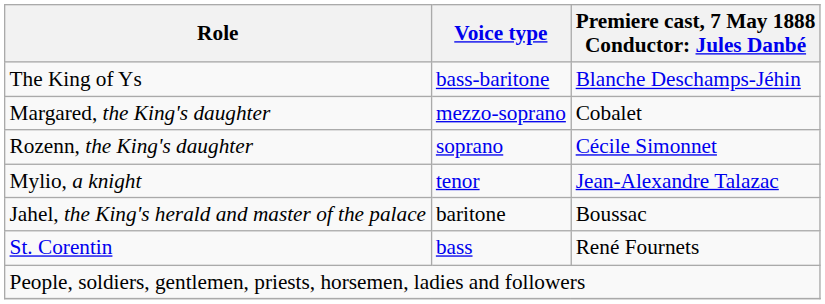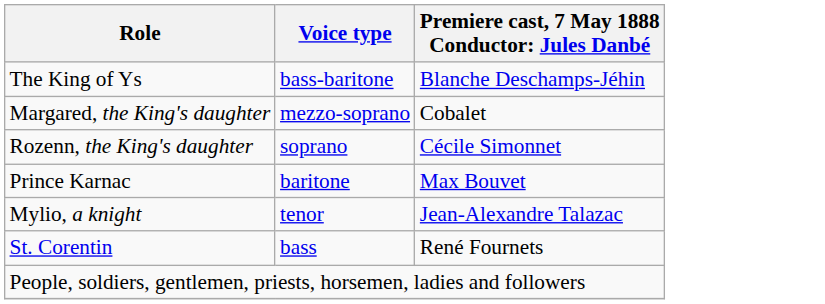+ row: (70, 180)
- row: (218, 214)
